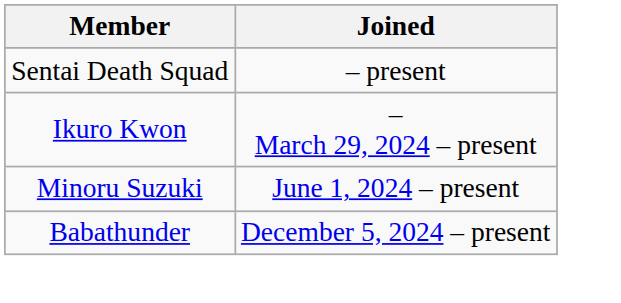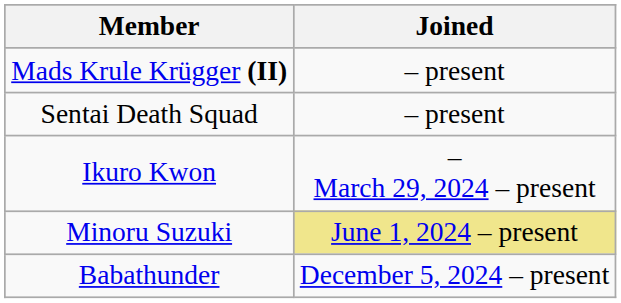+ row: (149, 69)
(396, 188) no background -> (455, 231) khaki background
